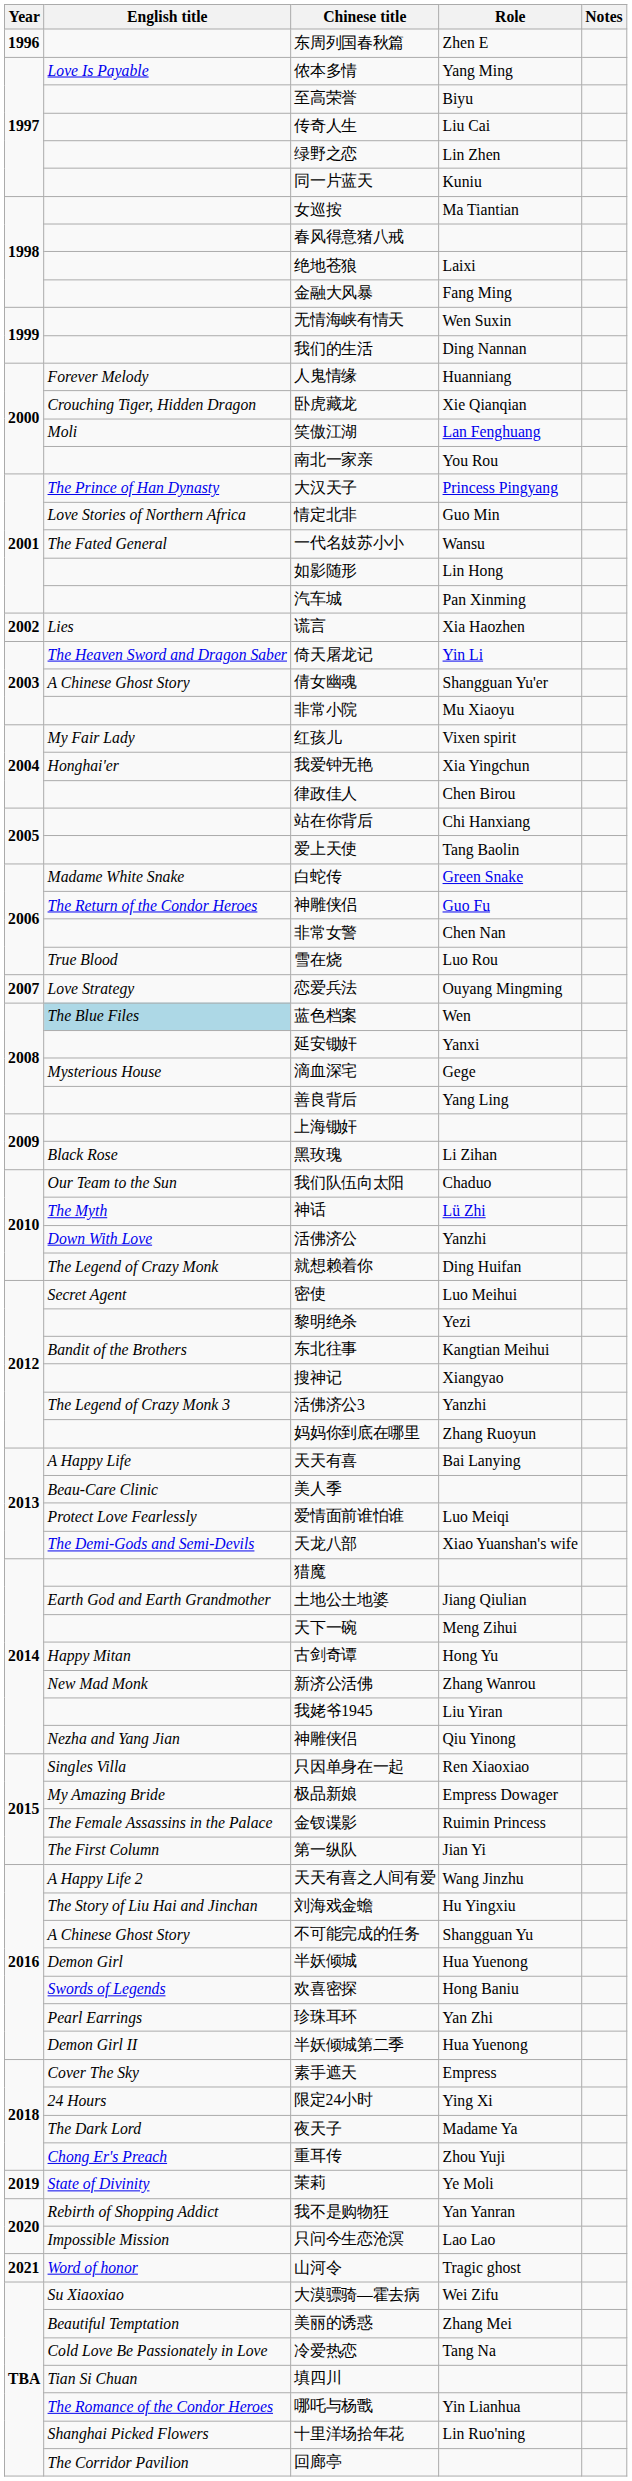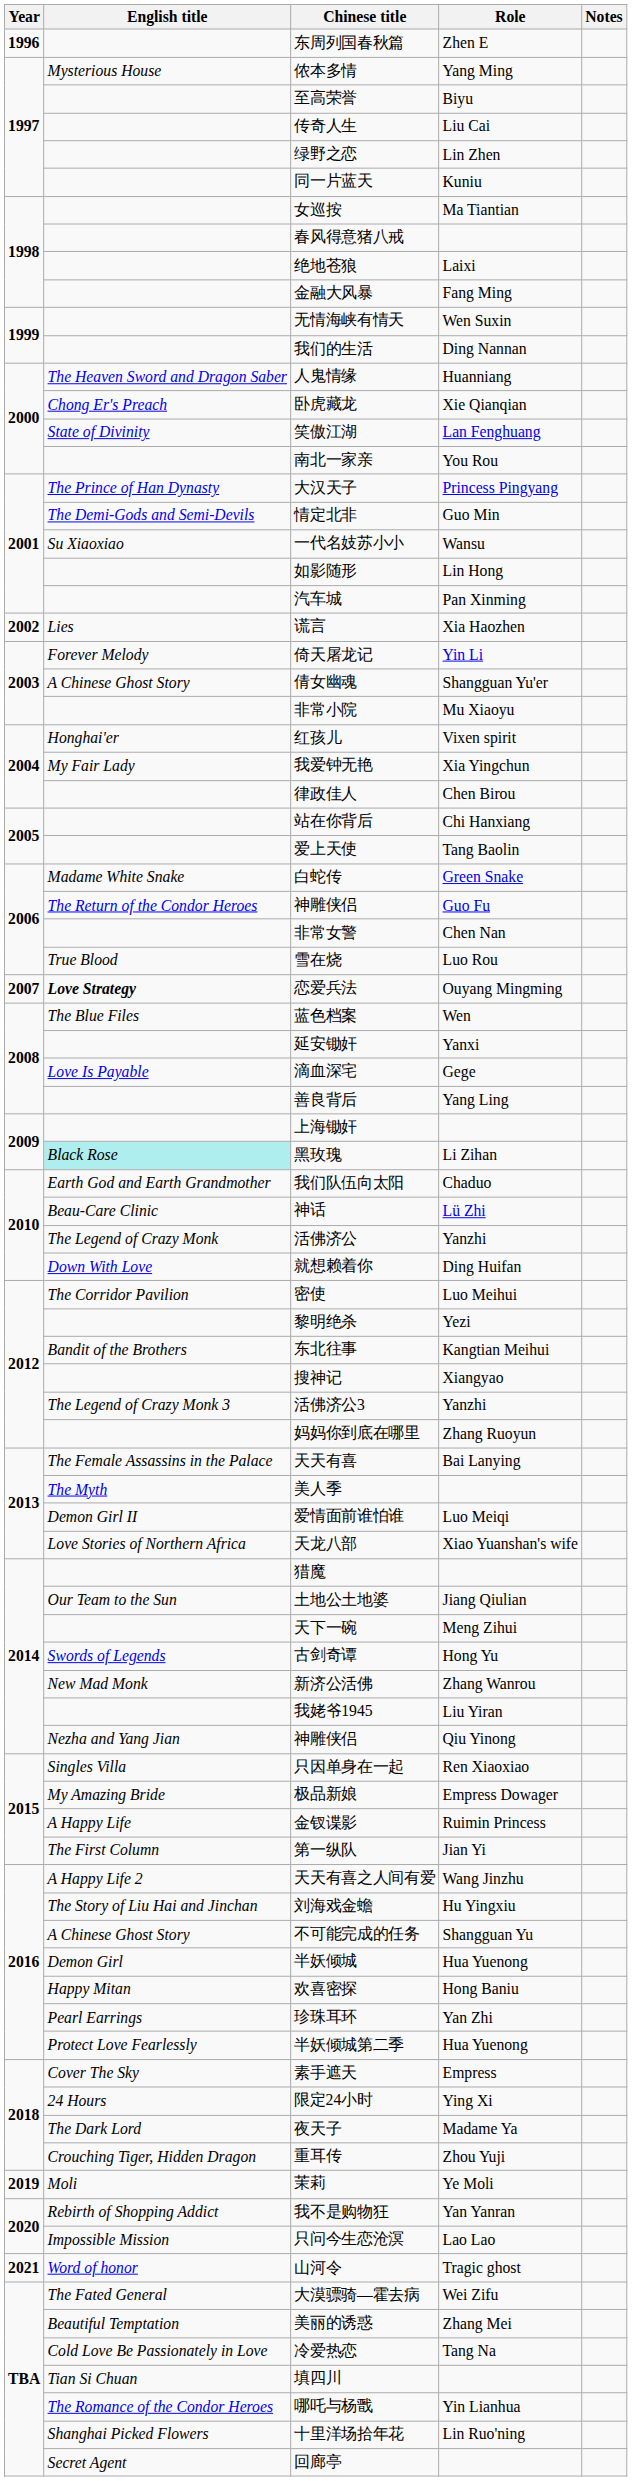(98, 71) Love Is Payable -> (104, 71) Mysterious House
(98, 376) Forever Melody -> (167, 376) The Heaven Sword and Dragon Saber
(152, 404) Crouching Tiger, Hidden Dragon -> (107, 404) Chong Er's Preach
(62, 432) Moli -> (99, 432) State of Divinity
(147, 515) Love Stories of Northern Africa -> (151, 515) The Demi-Gods and Semi-Devils
(107, 543) The Fated General -> (86, 543) Su Xiaoxiao
(167, 655) The Heaven Sword and Dragon Saber -> (98, 655) Forever Melody
(91, 738) My Fair Lady -> (83, 738) Honghai'er
(83, 766) Honghai'er -> (91, 766) My Fair Lady
(91, 988) normal -> (92, 988) bold
(93, 1016) lightblue background -> (93, 1016) no background
(104, 1072) Mysterious House -> (98, 1072) Love Is Payable
(83, 1155) no background -> (83, 1155) paleturquoise background
(112, 1183) Our Team to the Sun -> (159, 1183) Earth God and Earth Grandmother
(77, 1211) The Myth -> (103, 1211) Beau-Care Clinic
(100, 1238) Down With Love -> (133, 1238) The Legend of Crazy Monk
(133, 1266) The Legend of Crazy Monk -> (100, 1266) Down With Love
(87, 1294) Secret Agent -> (118, 1294) The Corridor Pavilion
(89, 1461) A Happy Life -> (160, 1461) The Female Assassins in the Palace
(103, 1489) Beau-Care Clinic -> (77, 1489) The Myth
(122, 1517) Protect Love Fearlessly -> (92, 1517) Demon Girl II
(151, 1544) The Demi-Gods and Semi-Devils -> (147, 1544) Love Stories of Northern Africa
(159, 1600) Earth God and Earth Grandmother -> (112, 1600) Our Team to the Sun
(89, 1656) Happy Mitan -> (107, 1656) Swords of Legends
(160, 1822) The Female Assassins in the Palace -> (89, 1822) A Happy Life
(107, 1989) Swords of Legends -> (89, 1989) Happy Mitan
(92, 2045) Demon Girl II -> (122, 2045) Protect Love Fearlessly
(107, 2156) Chong Er's Preach -> (152, 2156) Crouching Tiger, Hidden Dragon
(99, 2184) State of Divinity -> (62, 2184) Moli
(86, 2295) Su Xiaoxiao -> (107, 2295) The Fated General
(118, 2462) The Corridor Pavilion -> (87, 2462) Secret Agent
